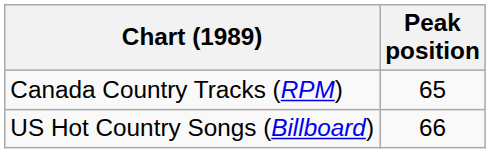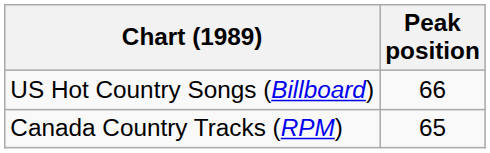rows swapped: (177, 89) <-> (192, 128)
